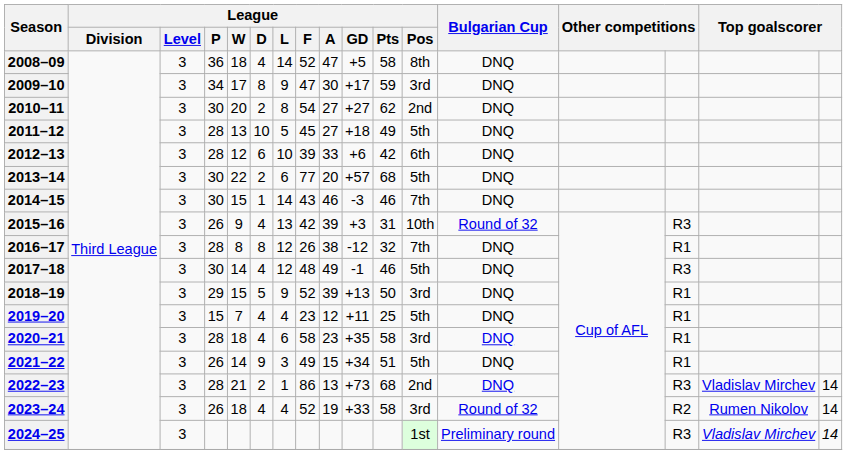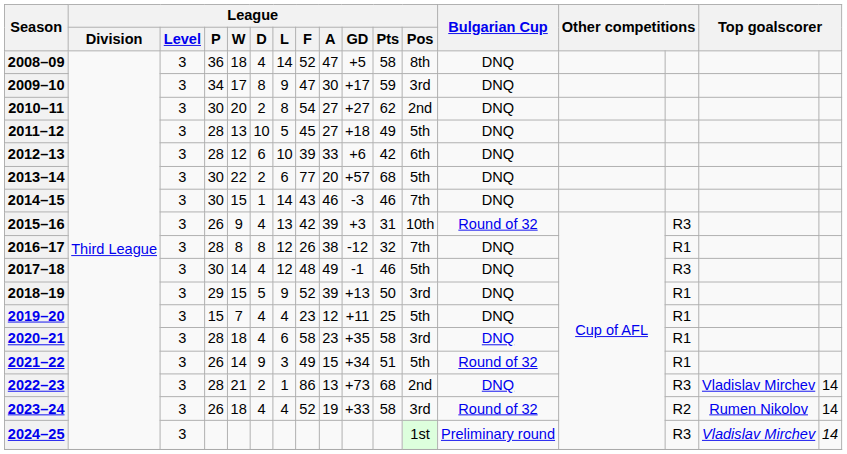(498, 362) DNQ -> (498, 362) Round of 32
